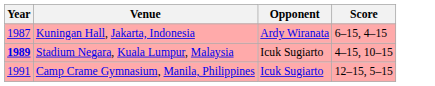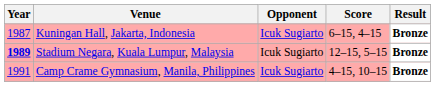+ column: (410, 14)
(295, 33) Ardy Wiranata -> (292, 33) Icuk Sugiarto
(364, 52) 4–15, 10–15 -> (358, 52) 12–15, 5–15
(364, 72) 12–15, 5–15 -> (358, 72) 4–15, 10–15
